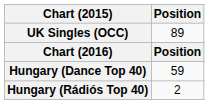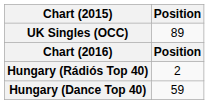rows swapped: (78, 71) <-> (78, 90)
